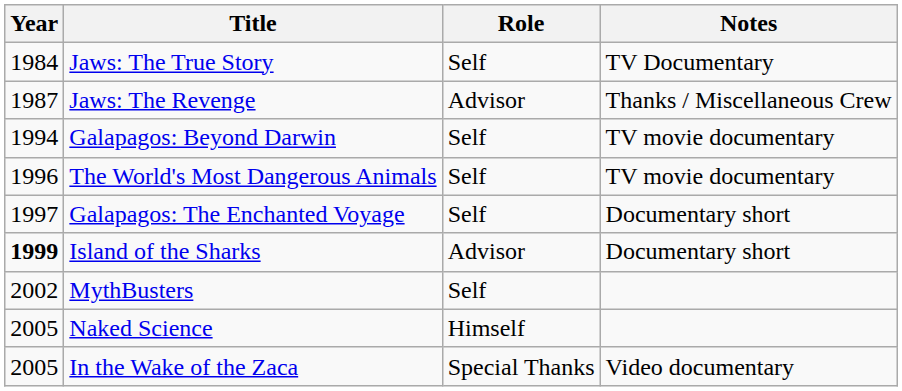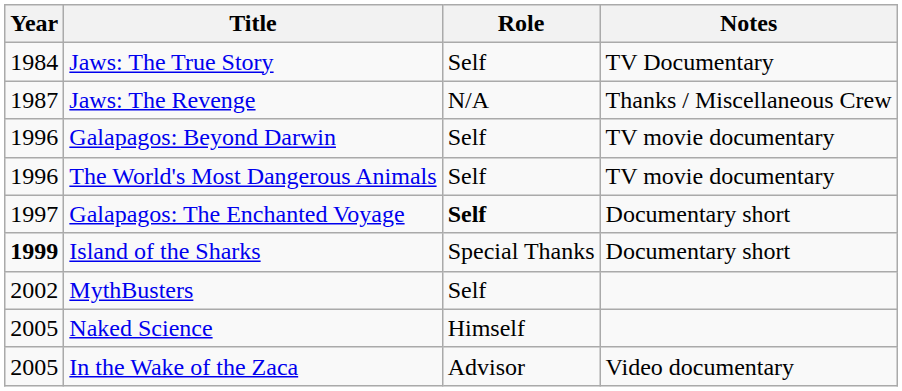(486, 99) Advisor -> (468, 99) N/A
(34, 137) 1994 -> (34, 137) 1996
(467, 213) normal -> (467, 213) bold
(486, 251) Advisor -> (521, 251) Special Thanks
(521, 366) Special Thanks -> (486, 366) Advisor
